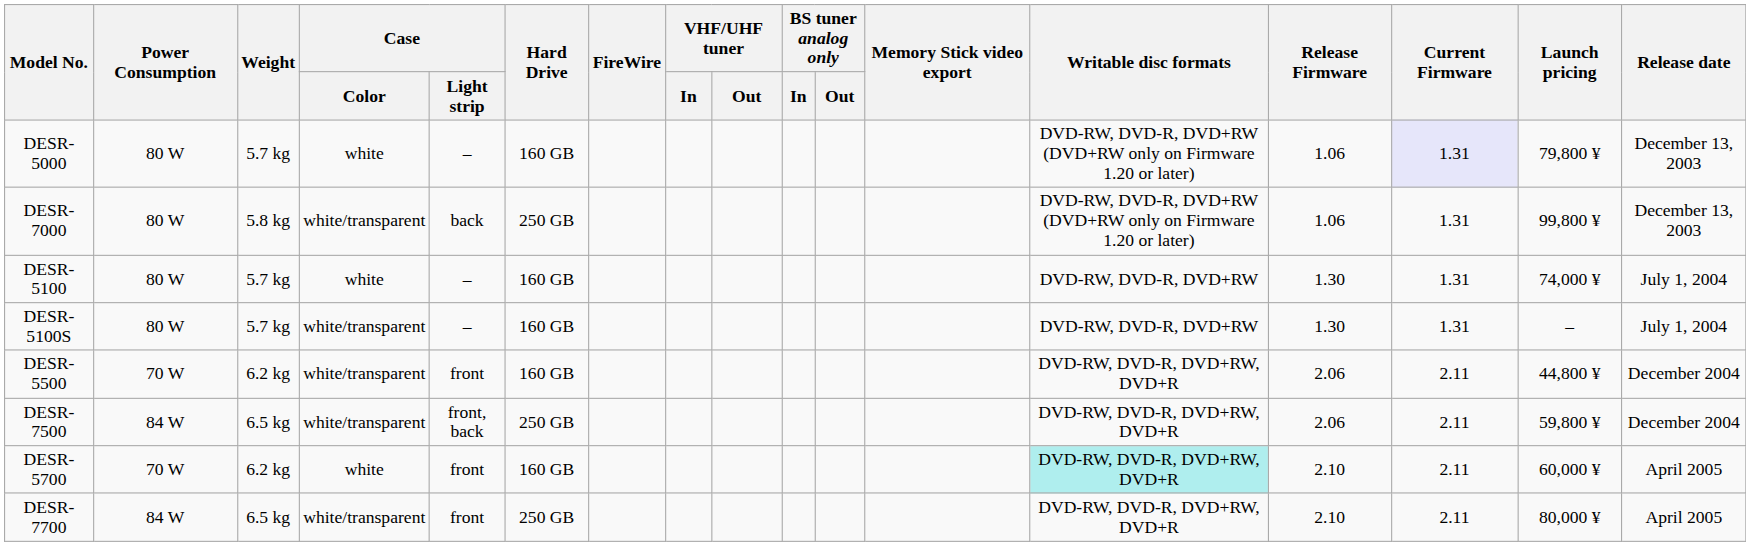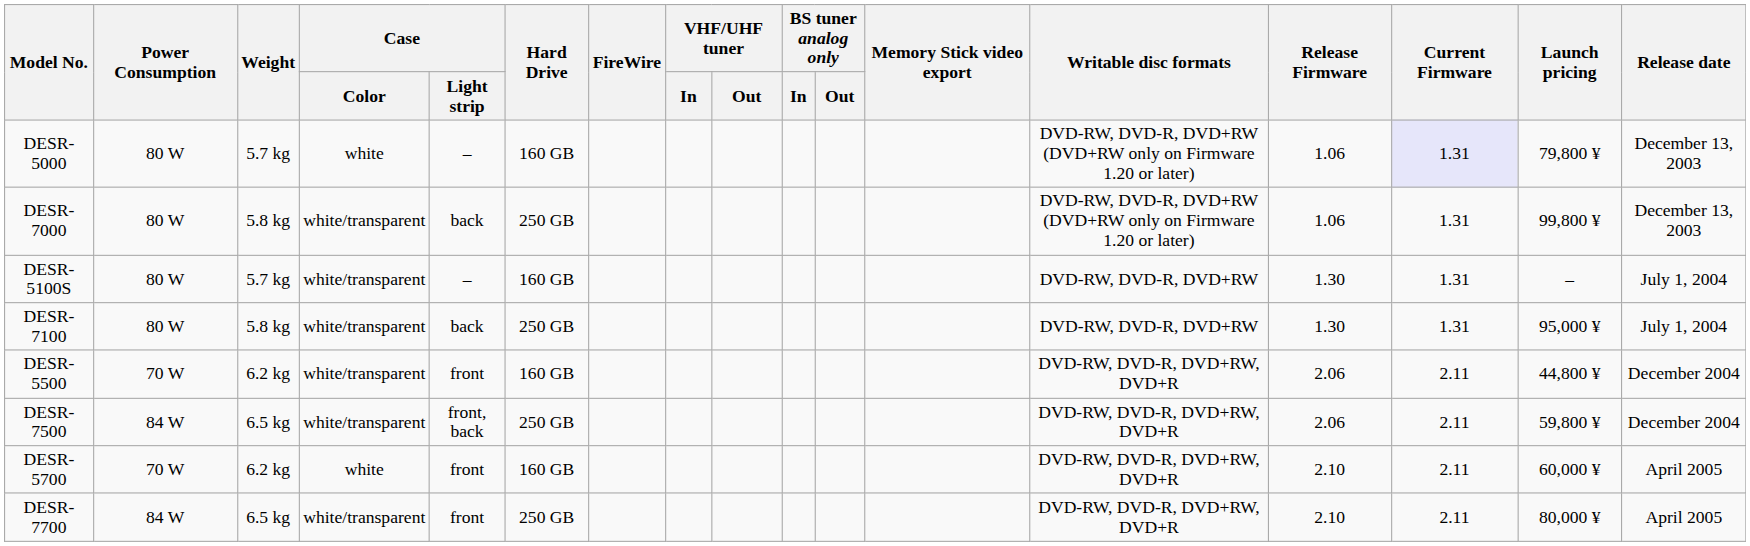- row: (49, 278)
+ row: (49, 326)
(1149, 469) paleturquoise background -> (1149, 469) no background
